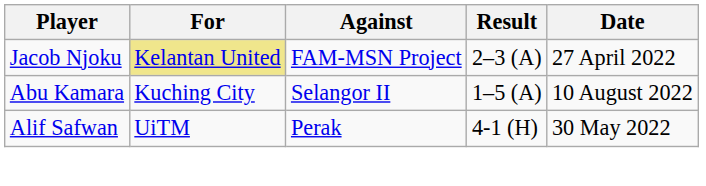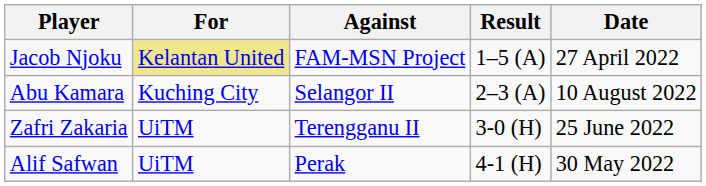(507, 57) 2–3 (A) -> (510, 57) 1–5 (A)
(507, 92) 1–5 (A) -> (510, 92) 2–3 (A)
+ row: (69, 127)
